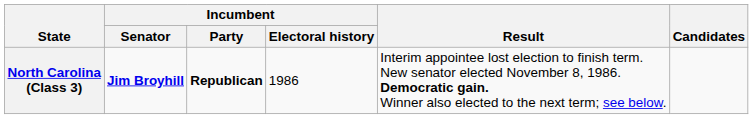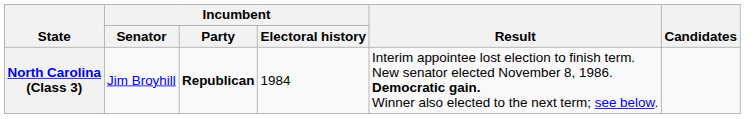(146, 80) bold -> (141, 80) normal
(284, 80) 1986 -> (276, 80) 1984
